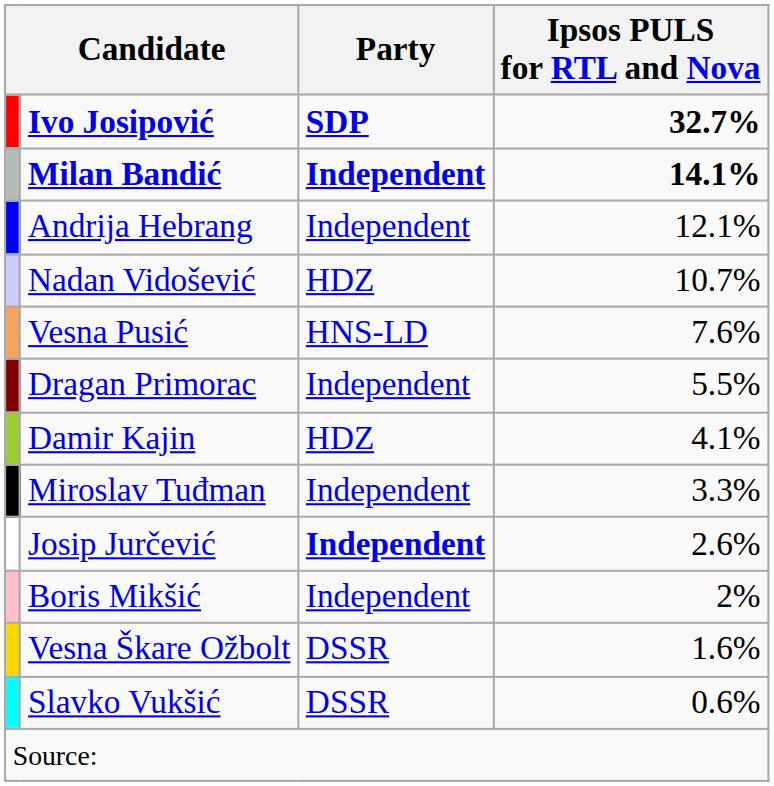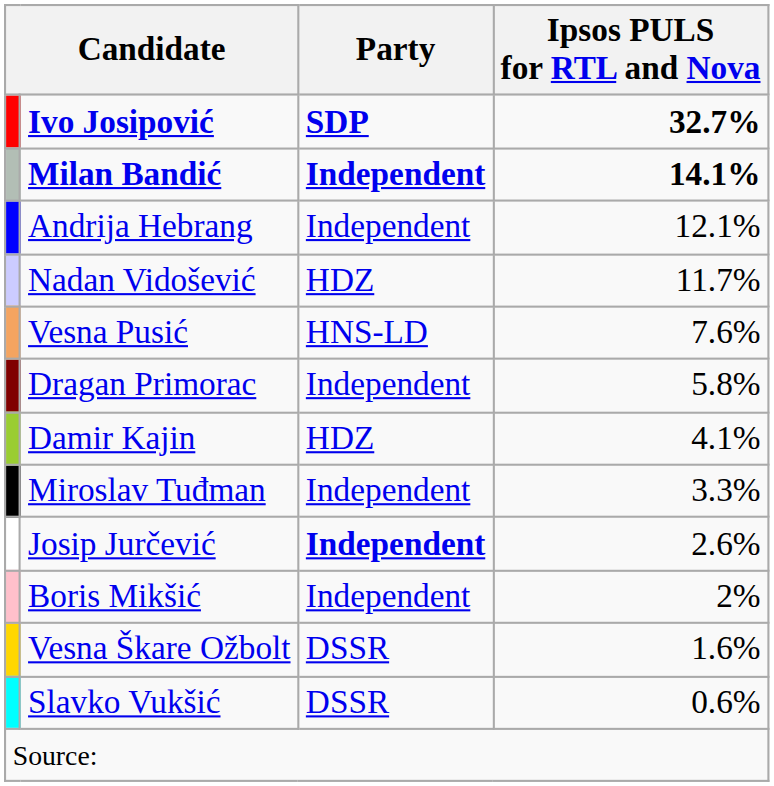(718, 279) 10.7% -> (718, 279) 11.7%
(726, 385) 5.5% -> (726, 385) 5.8%
